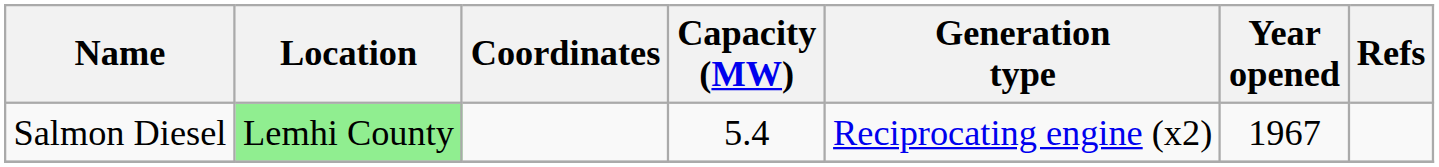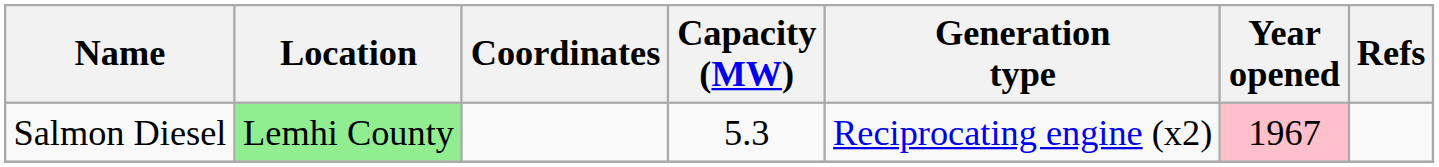(747, 131) 5.4 -> (747, 131) 5.3
(1285, 131) no background -> (1285, 131) pink background
